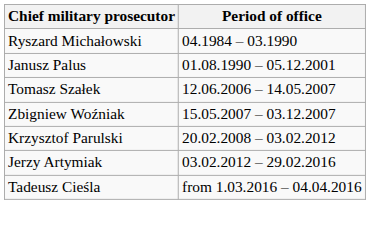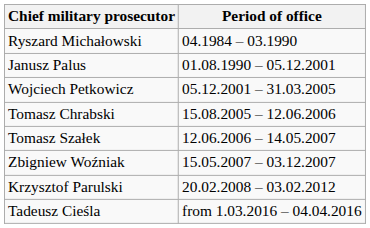+ row: (71, 89)
+ row: (61, 114)
- row: (55, 162)
